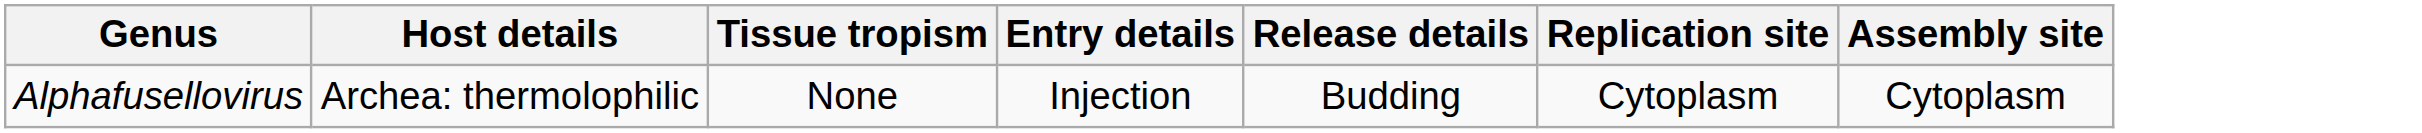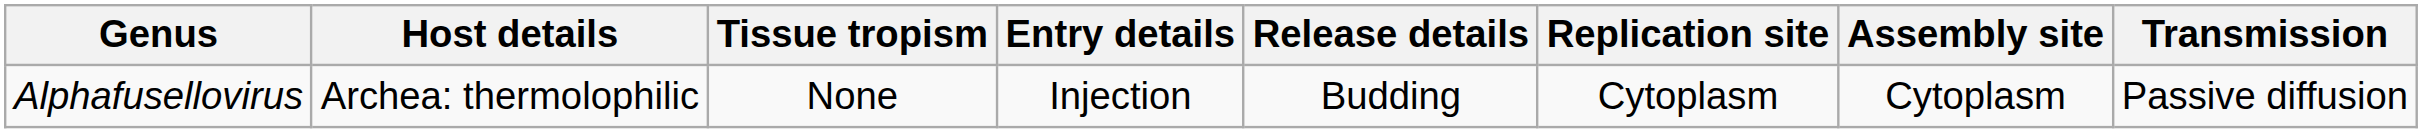+ column: (2265, 34)
